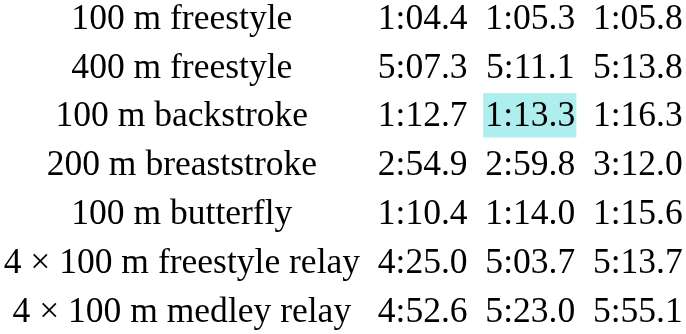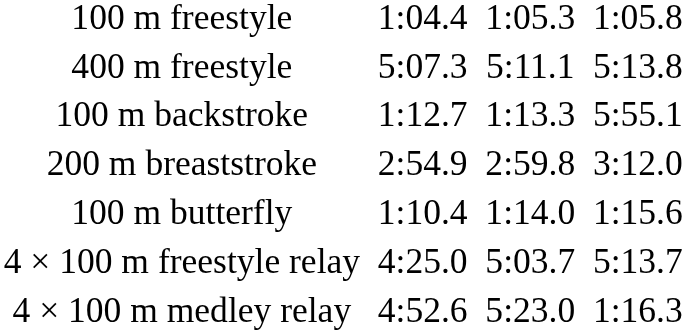(530, 114) paleturquoise background -> (530, 114) no background
(638, 114) 1:16.3 -> (638, 114) 5:55.1
(638, 310) 5:55.1 -> (638, 310) 1:16.3
